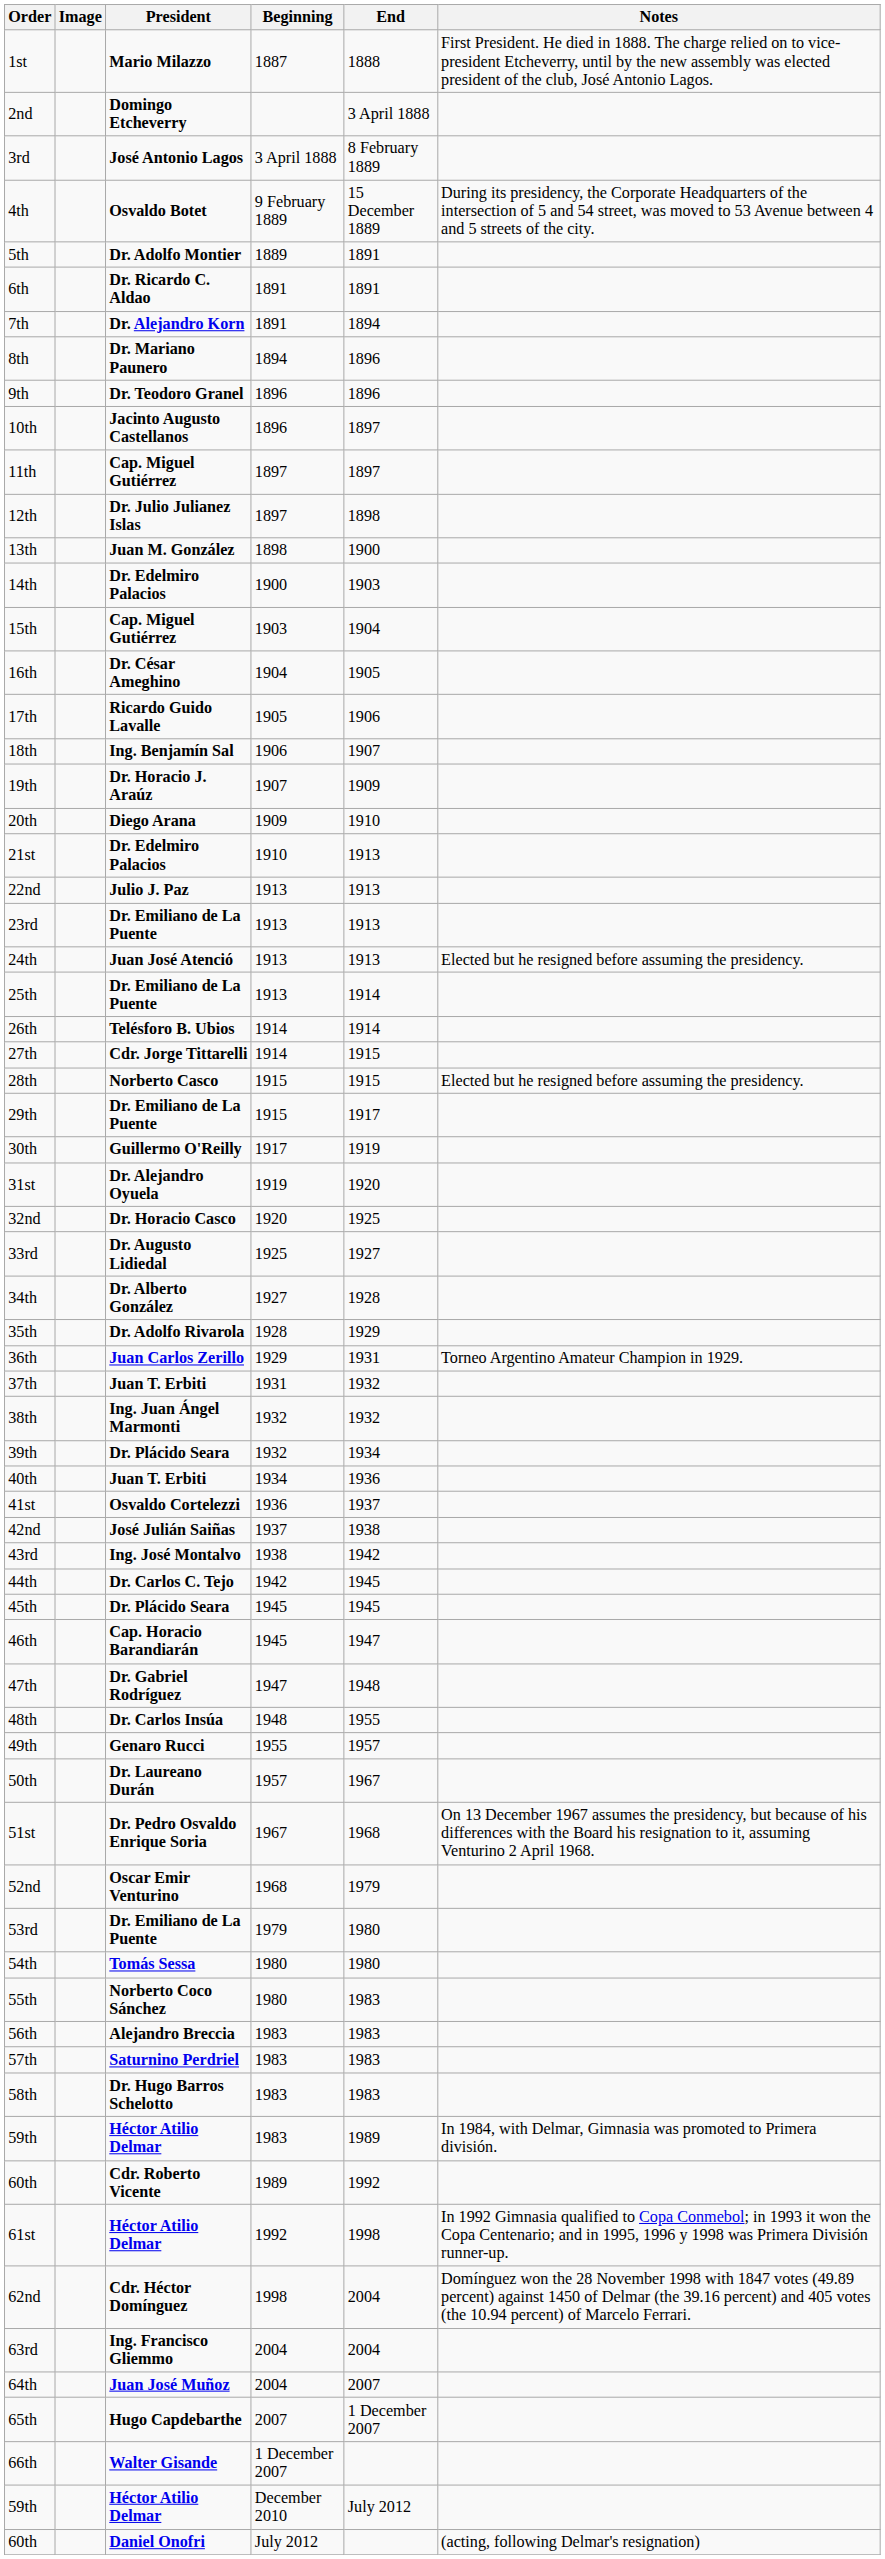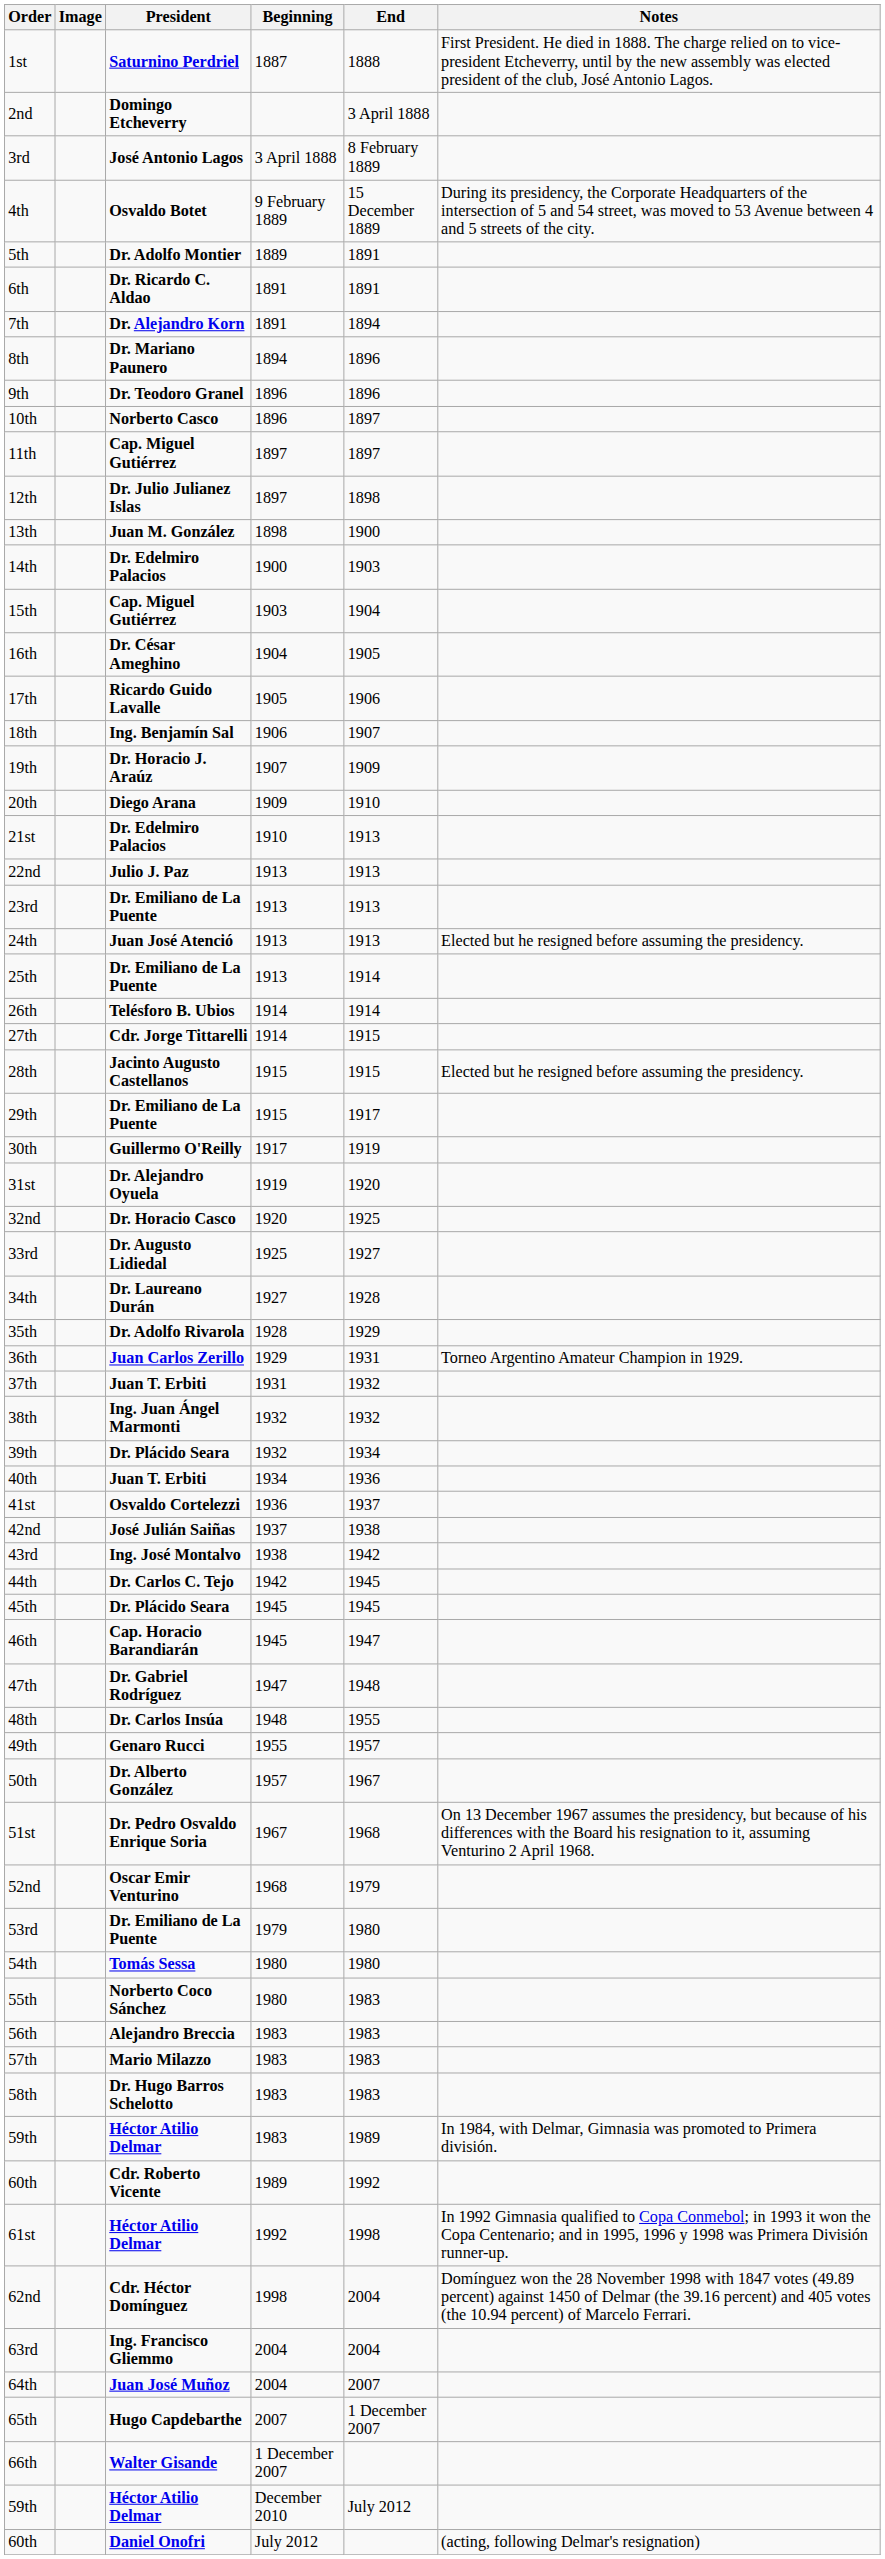(160, 61) Mario Milazzo -> (174, 61) Saturnino Perdriel
(165, 428) Jacinto Augusto Castellanos -> (164, 419) Norberto Casco
(164, 1080) Norberto Casco -> (165, 1071) Jacinto Augusto Castellanos
(148, 1297) Dr. Alberto González -> (156, 1297) Dr. Laureano Durán
(156, 1780) Dr. Laureano Durán -> (148, 1780) Dr. Alberto González
(174, 2059) Saturnino Perdriel -> (160, 2059) Mario Milazzo
